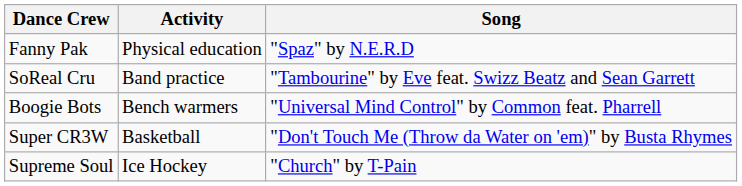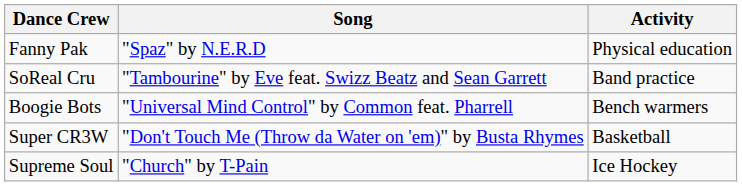columns swapped: (501, 19) <-> (192, 19)
